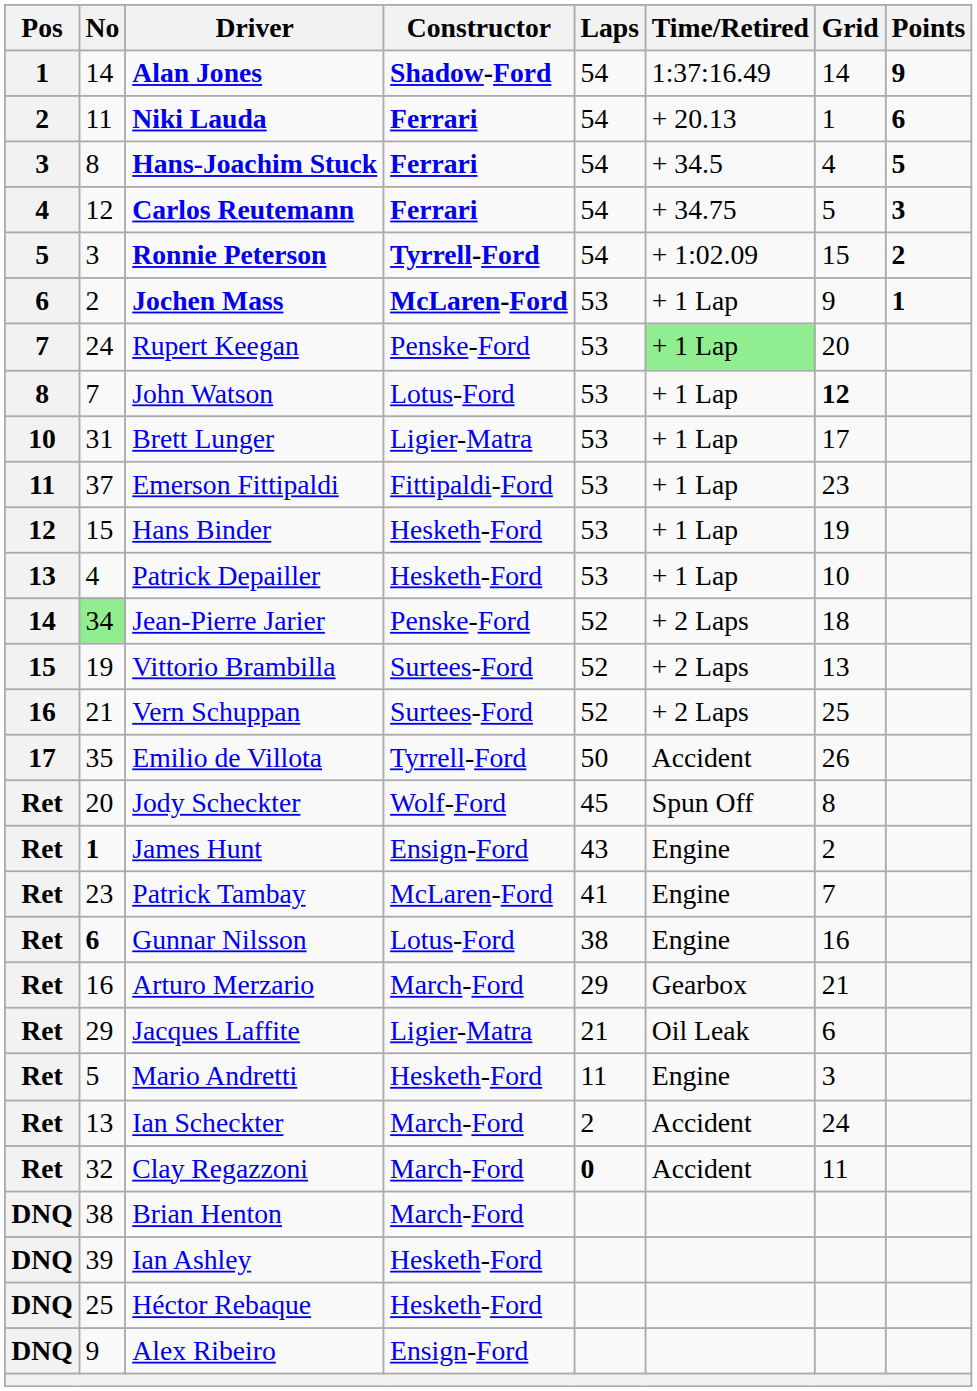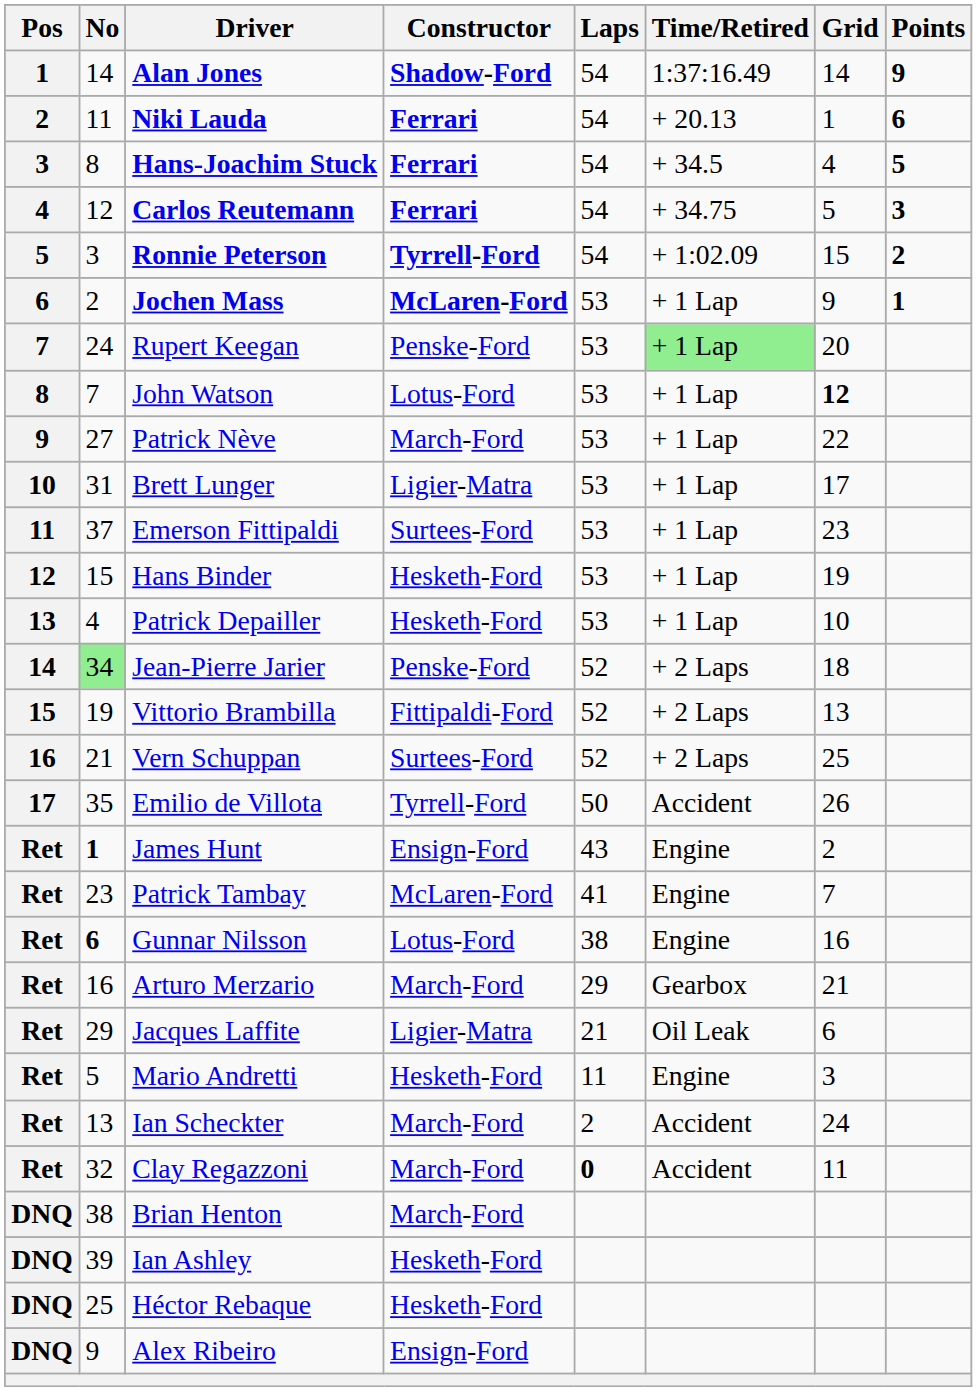+ row: (204, 438)
(472, 483) Fittipaldi-Ford -> (462, 529) Surtees-Ford
(462, 666) Surtees-Ford -> (472, 711) Fittipaldi-Ford
- row: (216, 802)
